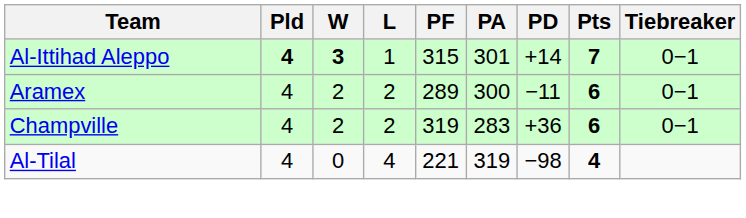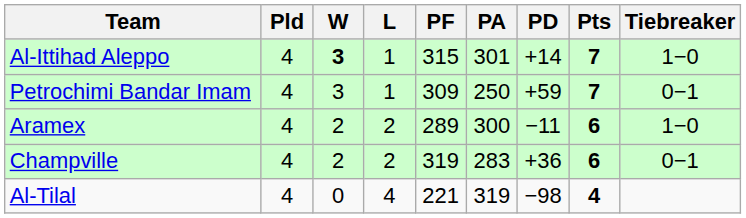(287, 56) bold -> (287, 56) normal
(680, 56) 0−1 -> (680, 56) 1−0
+ row: (130, 91)
(680, 91) 0−1 -> (680, 126) 1−0
